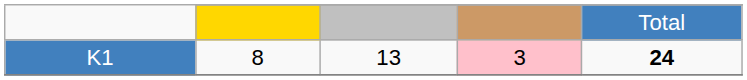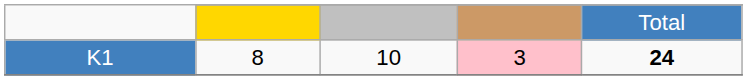(389, 58) 13 -> (389, 58) 10
